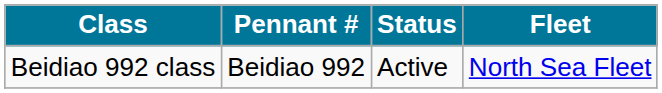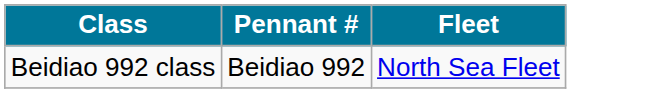- column: (417, 25)
